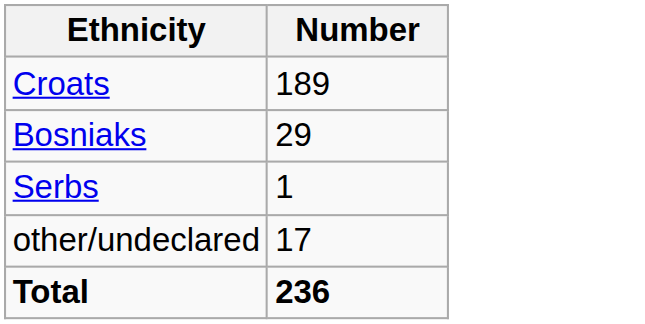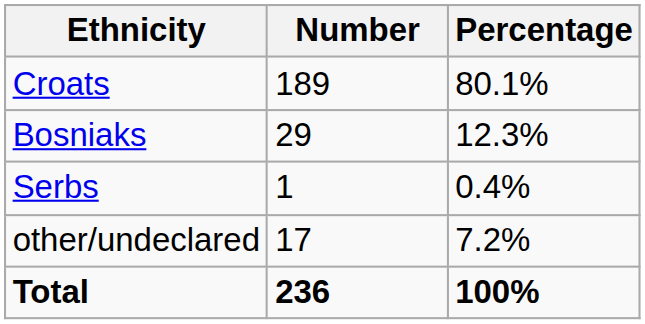+ column: (544, 30)
